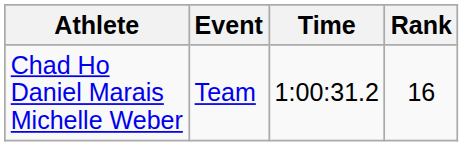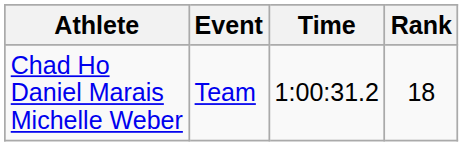(421, 92) 16 -> (421, 92) 18
